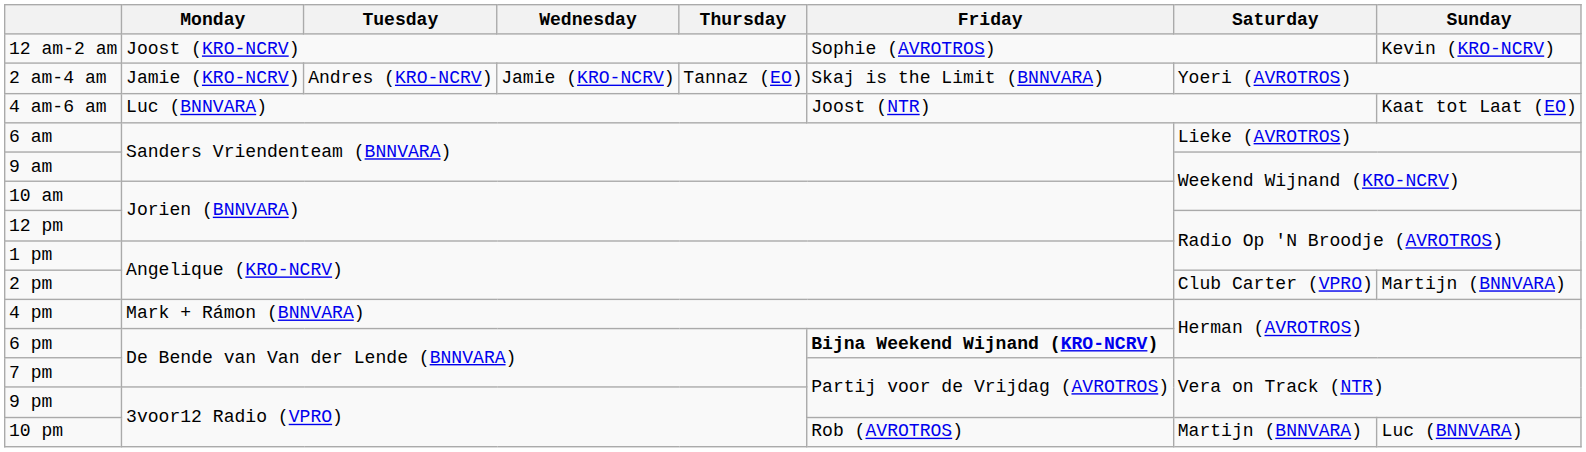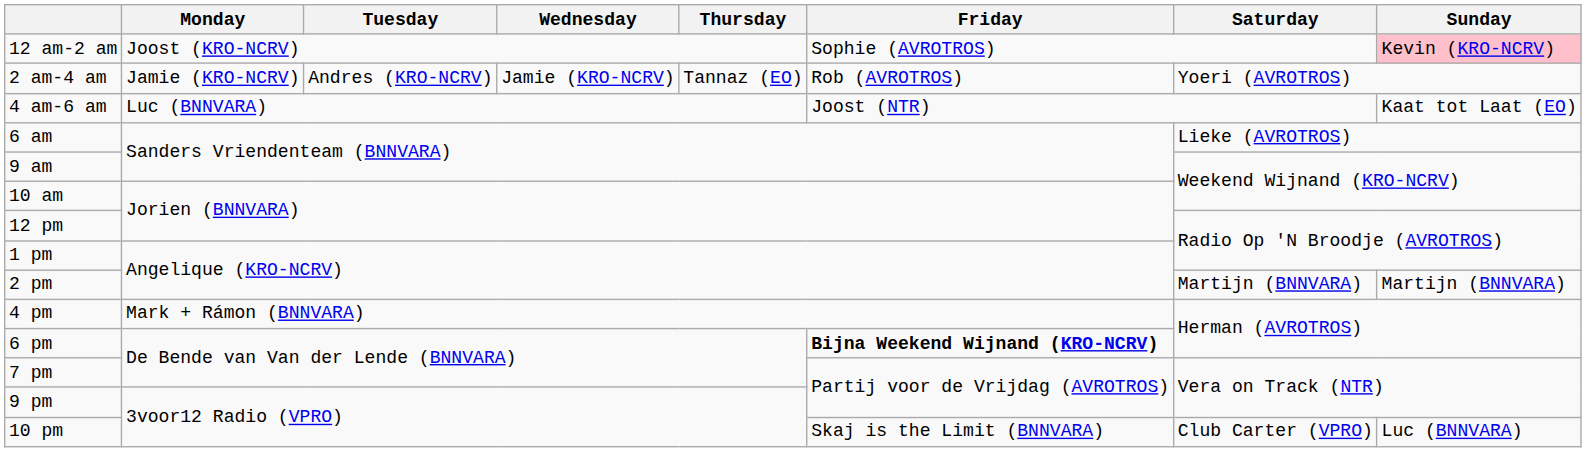(1468, 49) no background -> (1468, 49) pink background
(958, 78) Skaj is the Limit (BNNVARA) -> (887, 78) Rob (AVROTROS)
(1275, 284) Club Carter (VPRO) -> (1270, 284) Martijn (BNNVARA)
(887, 432) Rob (AVROTROS) -> (958, 432) Skaj is the Limit (BNNVARA)
(1270, 432) Martijn (BNNVARA) -> (1275, 432) Club Carter (VPRO)
